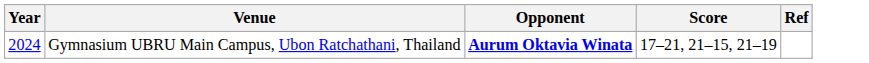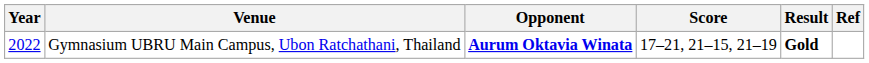+ column: (806, 18)
(24, 44) 2024 -> (24, 44) 2022
